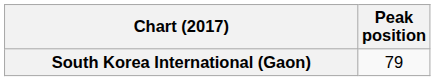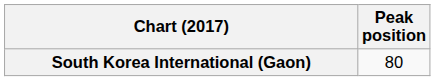(394, 62) 79 -> (394, 62) 80
